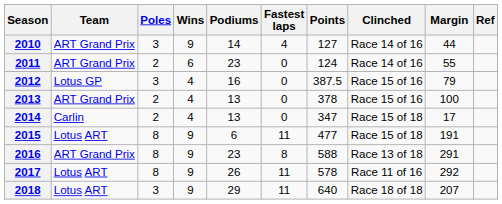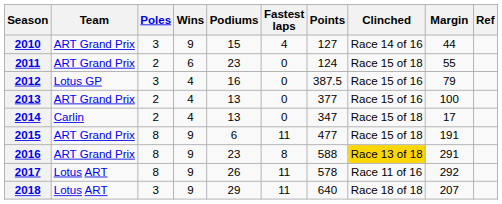(234, 44) 14 -> (234, 44) 15
(387, 62) Race 14 of 16 -> (387, 62) Race 15 of 18
(327, 99) 378 -> (327, 99) 377
(81, 135) Lotus ART -> (94, 135) ART Grand Prix
(387, 153) no background -> (387, 153) gold background
